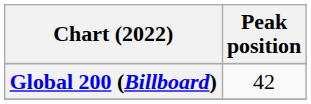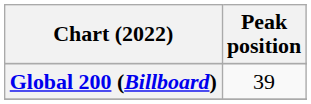(264, 81) 42 -> (264, 81) 39
